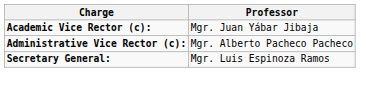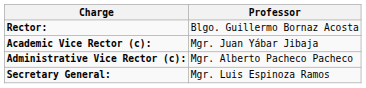+ row: (27, 28)
